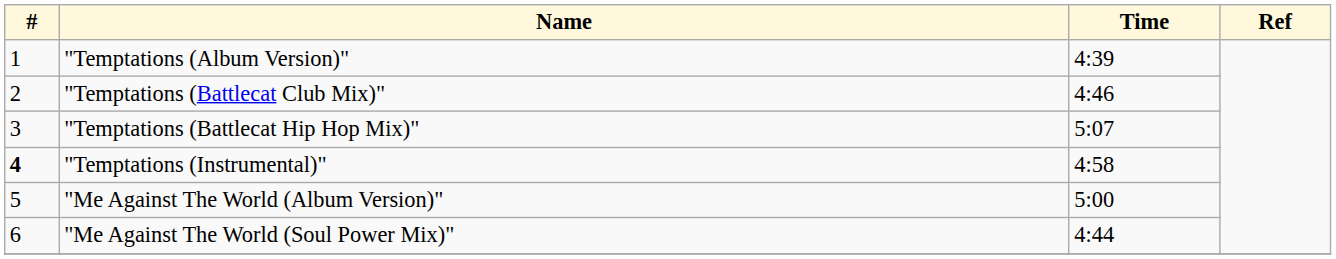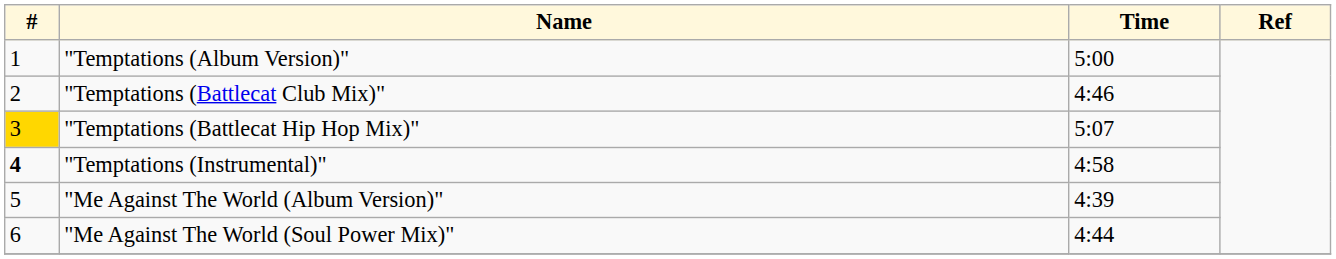(1094, 57) 4:39 -> (1094, 57) 5:00
(15, 128) no background -> (15, 128) gold background
(1094, 199) 5:00 -> (1094, 199) 4:39
